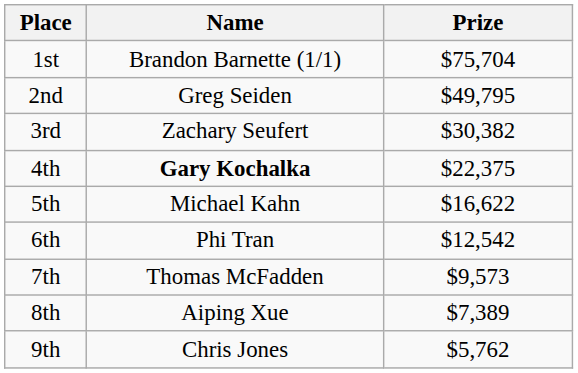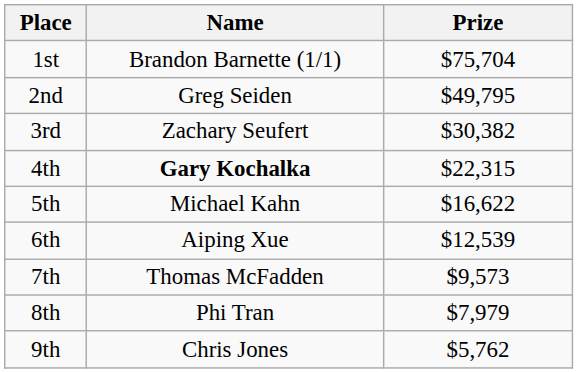(478, 167) $22,375 -> (478, 167) $22,315
(235, 240) Phi Tran -> (235, 240) Aiping Xue
(478, 240) $12,542 -> (478, 240) $12,539
(235, 312) Aiping Xue -> (235, 312) Phi Tran
(478, 312) $7,389 -> (478, 312) $7,979
